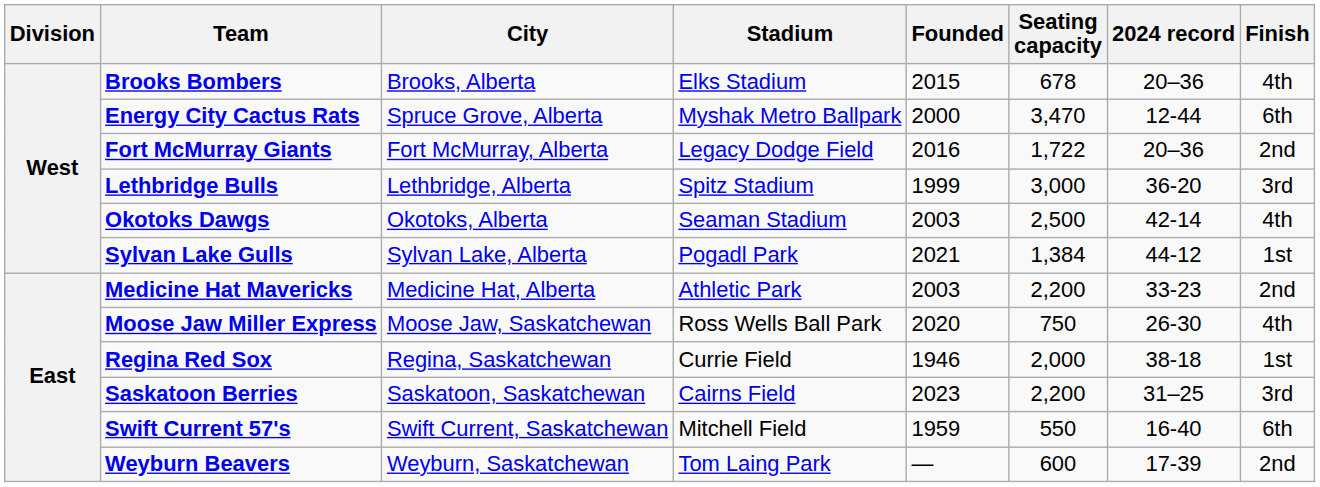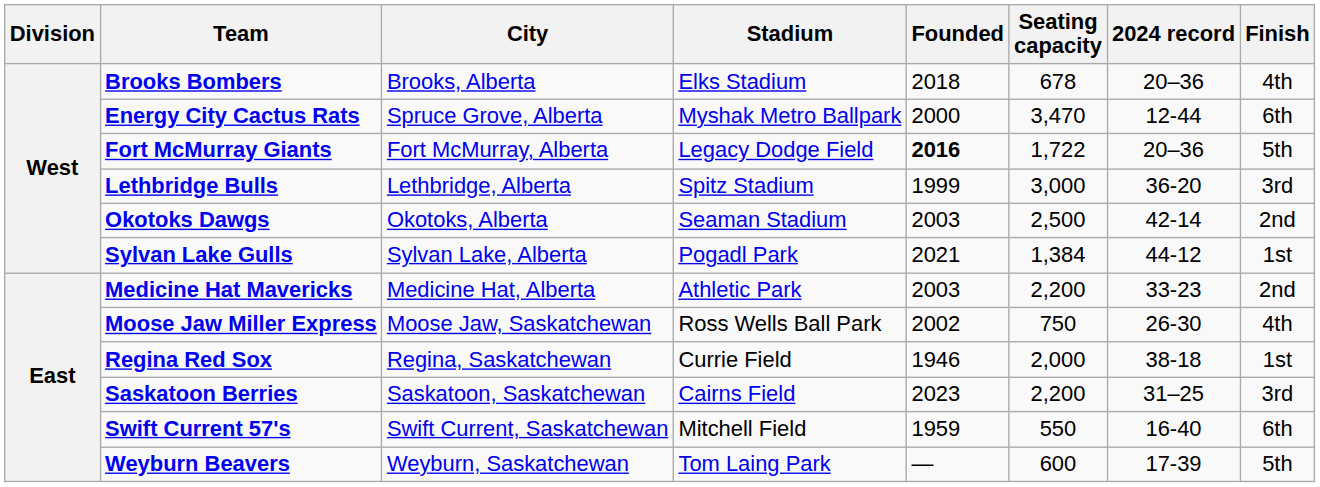(936, 81) 2015 -> (936, 81) 2018
(936, 150) normal -> (936, 150) bold
(1277, 150) 2nd -> (1277, 150) 5th
(1277, 220) 4th -> (1277, 220) 2nd
(936, 324) 2020 -> (936, 324) 2002
(1277, 463) 2nd -> (1277, 463) 5th
